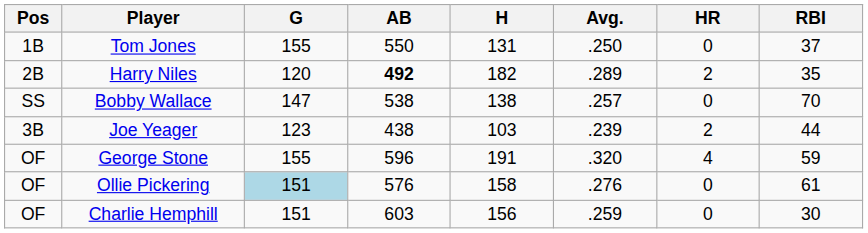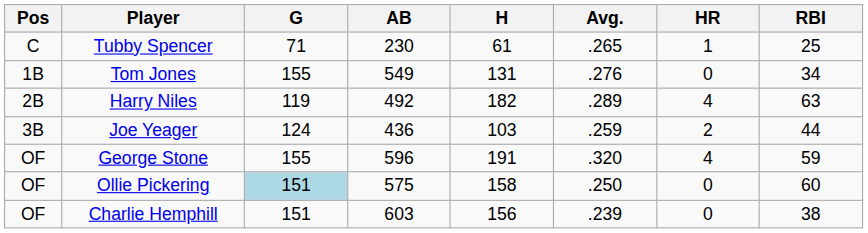+ row: (153, 46)
(399, 46) 550 -> (399, 74) 549
(605, 46) .250 -> (605, 74) .276
(811, 46) 37 -> (811, 74) 34
(296, 74) 120 -> (296, 102) 119
(399, 74) bold -> (399, 102) normal
(708, 74) 2 -> (708, 102) 4
(811, 74) 35 -> (811, 102) 63
- row: (153, 102)
(296, 130) 123 -> (296, 130) 124
(399, 130) 438 -> (399, 130) 436
(605, 130) .239 -> (605, 130) .259
(399, 185) 576 -> (399, 185) 575
(605, 185) .276 -> (605, 185) .250
(811, 185) 61 -> (811, 185) 60
(605, 213) .259 -> (605, 213) .239
(811, 213) 30 -> (811, 213) 38
